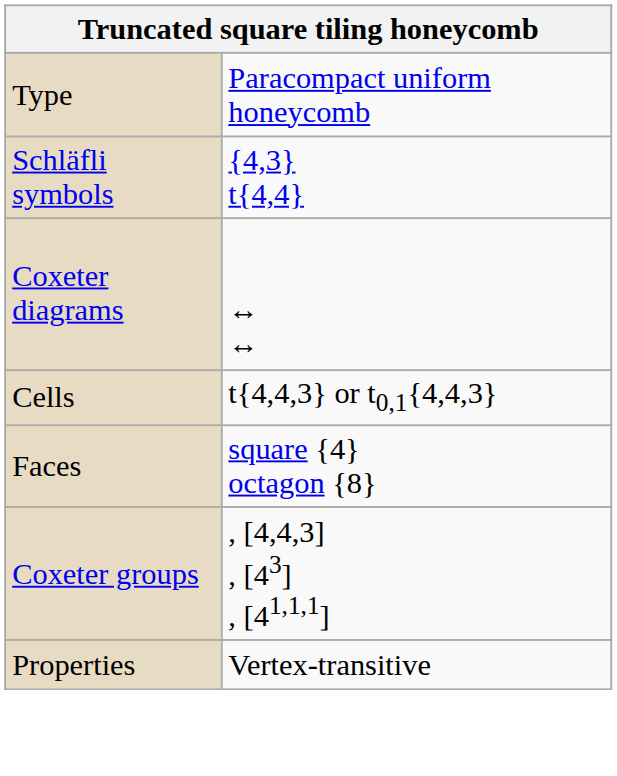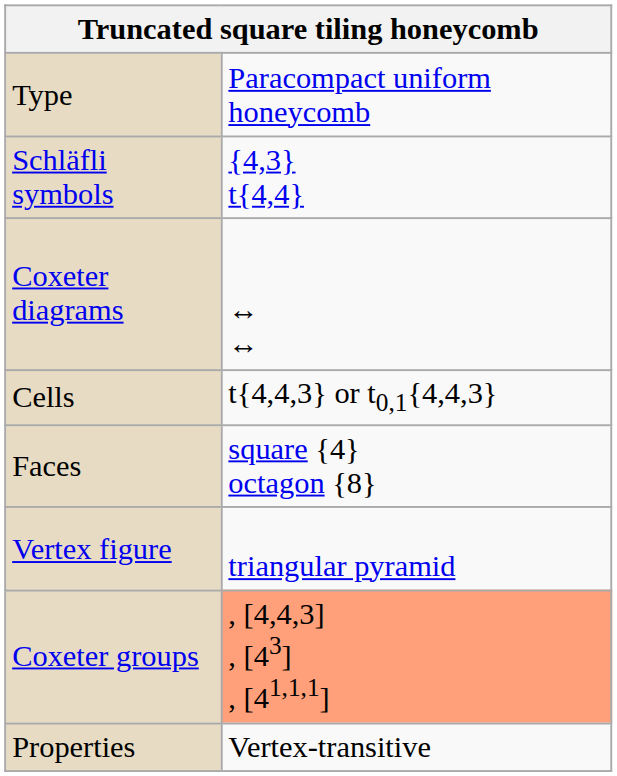+ row: (92, 548)
(279, 573) no background -> (279, 656) lightsalmon background
